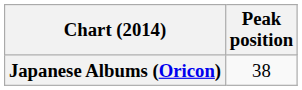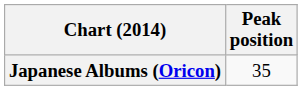(261, 70) 38 -> (261, 70) 35
